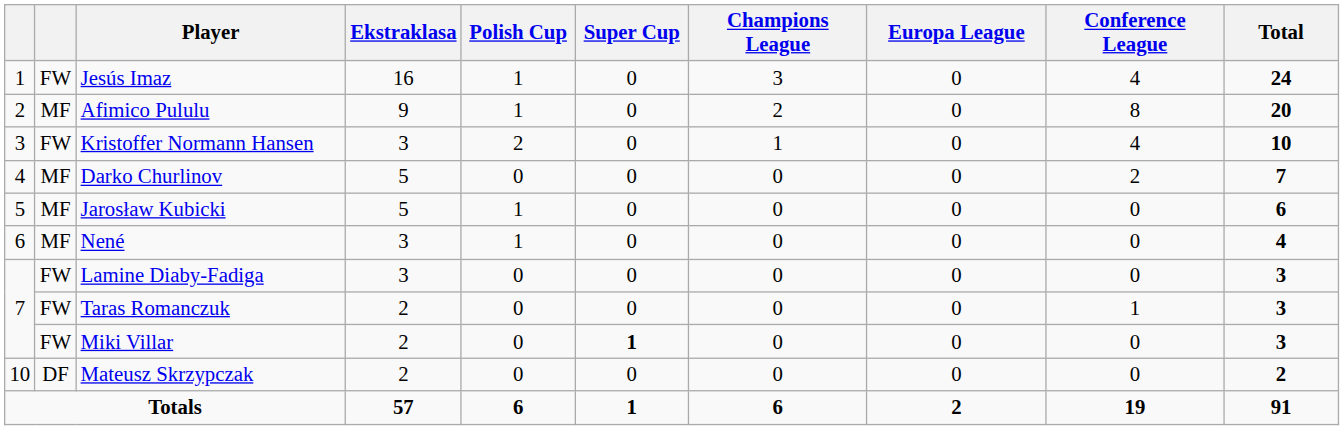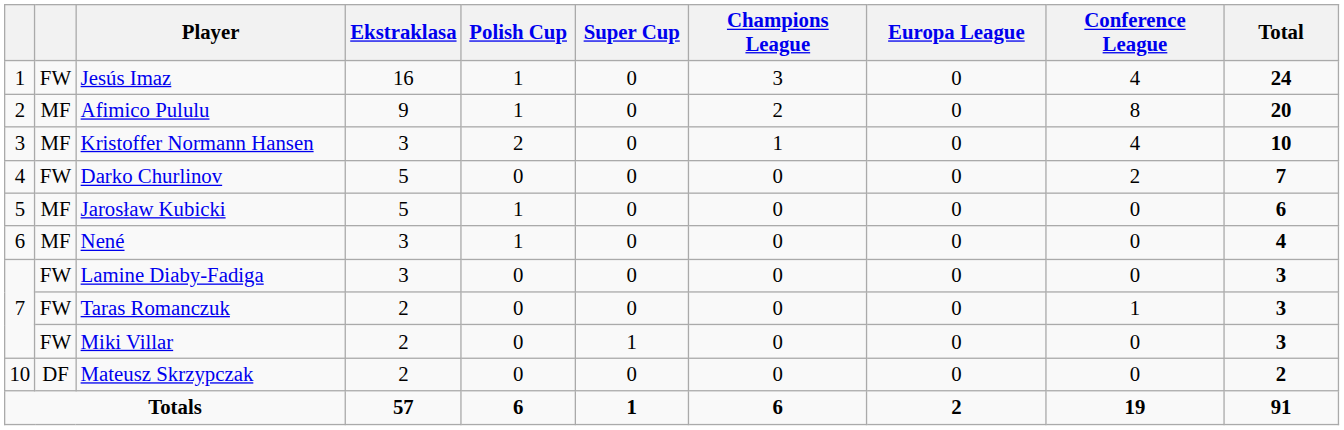(55, 143) FW -> (55, 143) MF
(55, 176) MF -> (55, 176) FW
(632, 341) bold -> (632, 341) normal
